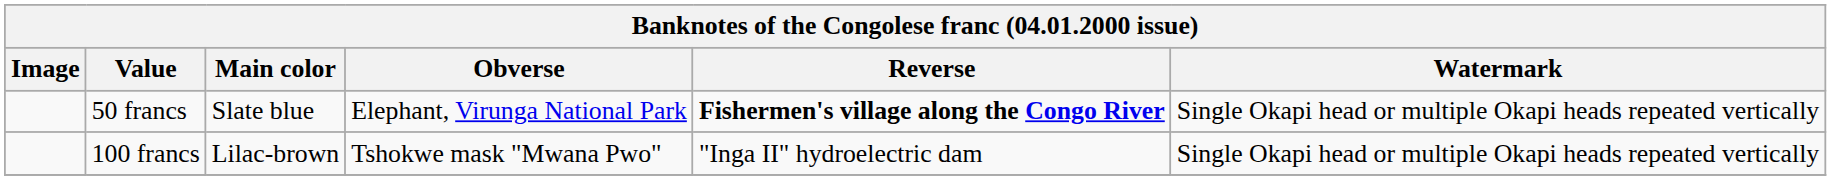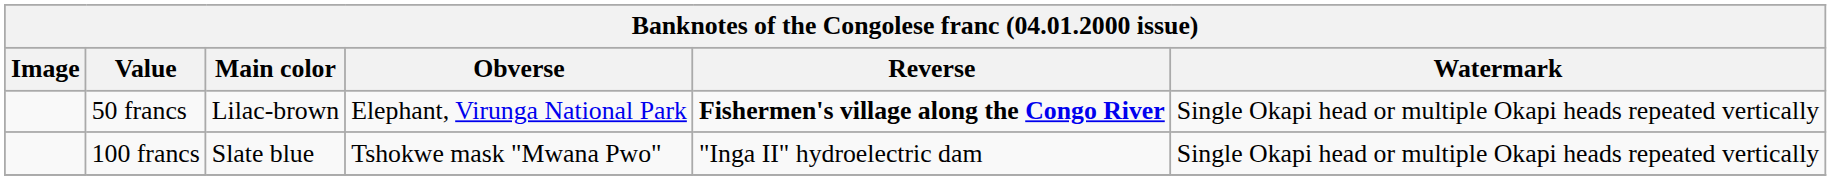(263, 111) Slate blue -> (275, 111) Lilac-brown
(275, 153) Lilac-brown -> (263, 153) Slate blue
